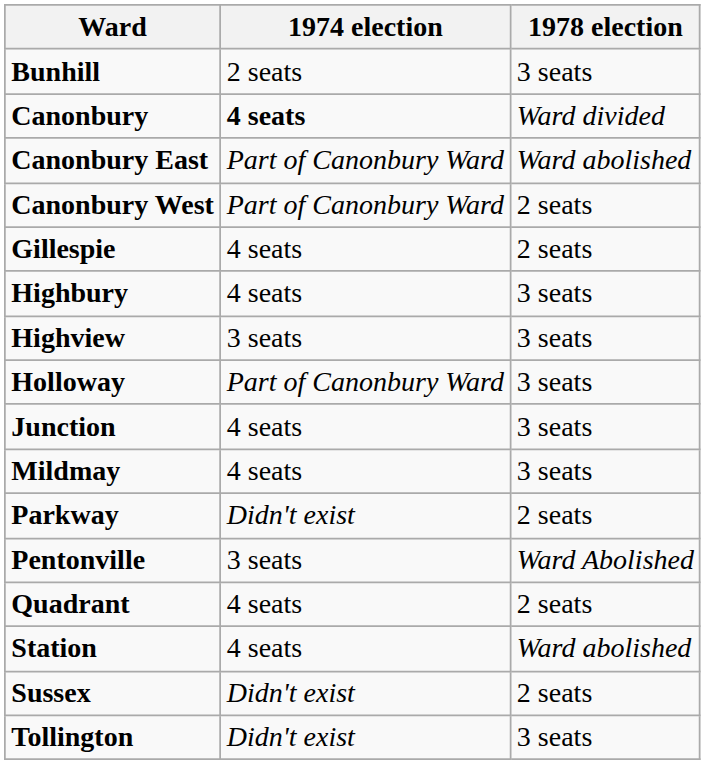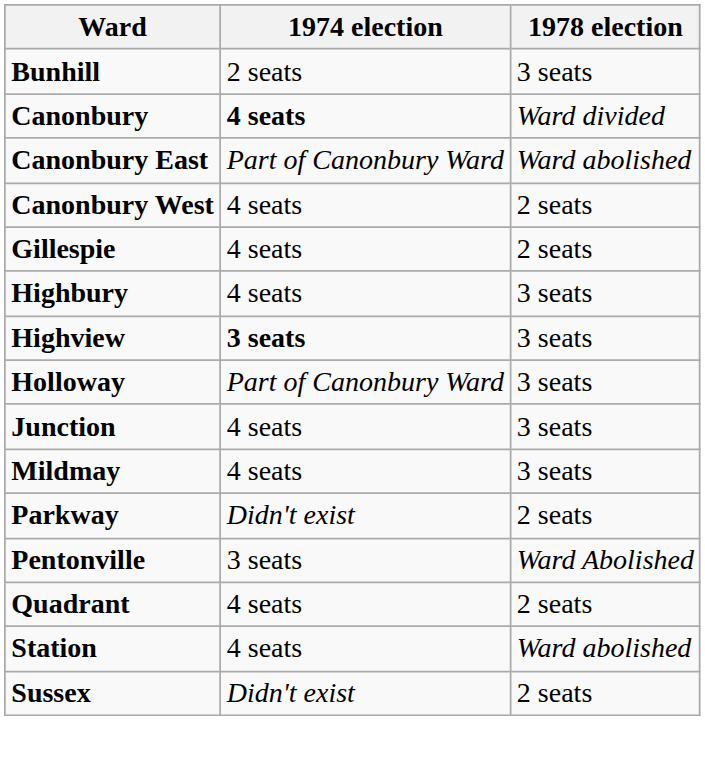(365, 204) Part of Canonbury Ward -> (264, 204) 4 seats
(264, 337) normal -> (266, 337) bold
- row: (72, 737)
